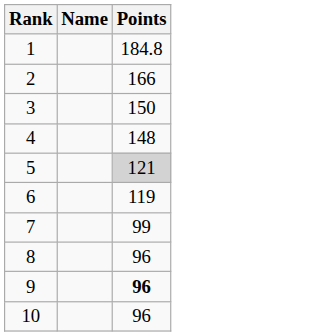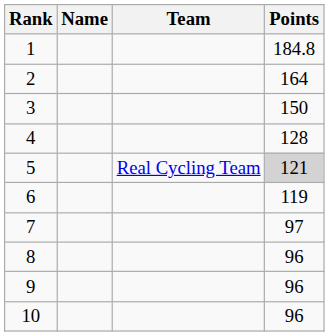+ column: (189, 19)
(142, 78) 166 -> (294, 78) 164
(142, 138) 148 -> (294, 138) 128
(142, 227) 99 -> (294, 227) 97
(142, 286) bold -> (294, 286) normal
